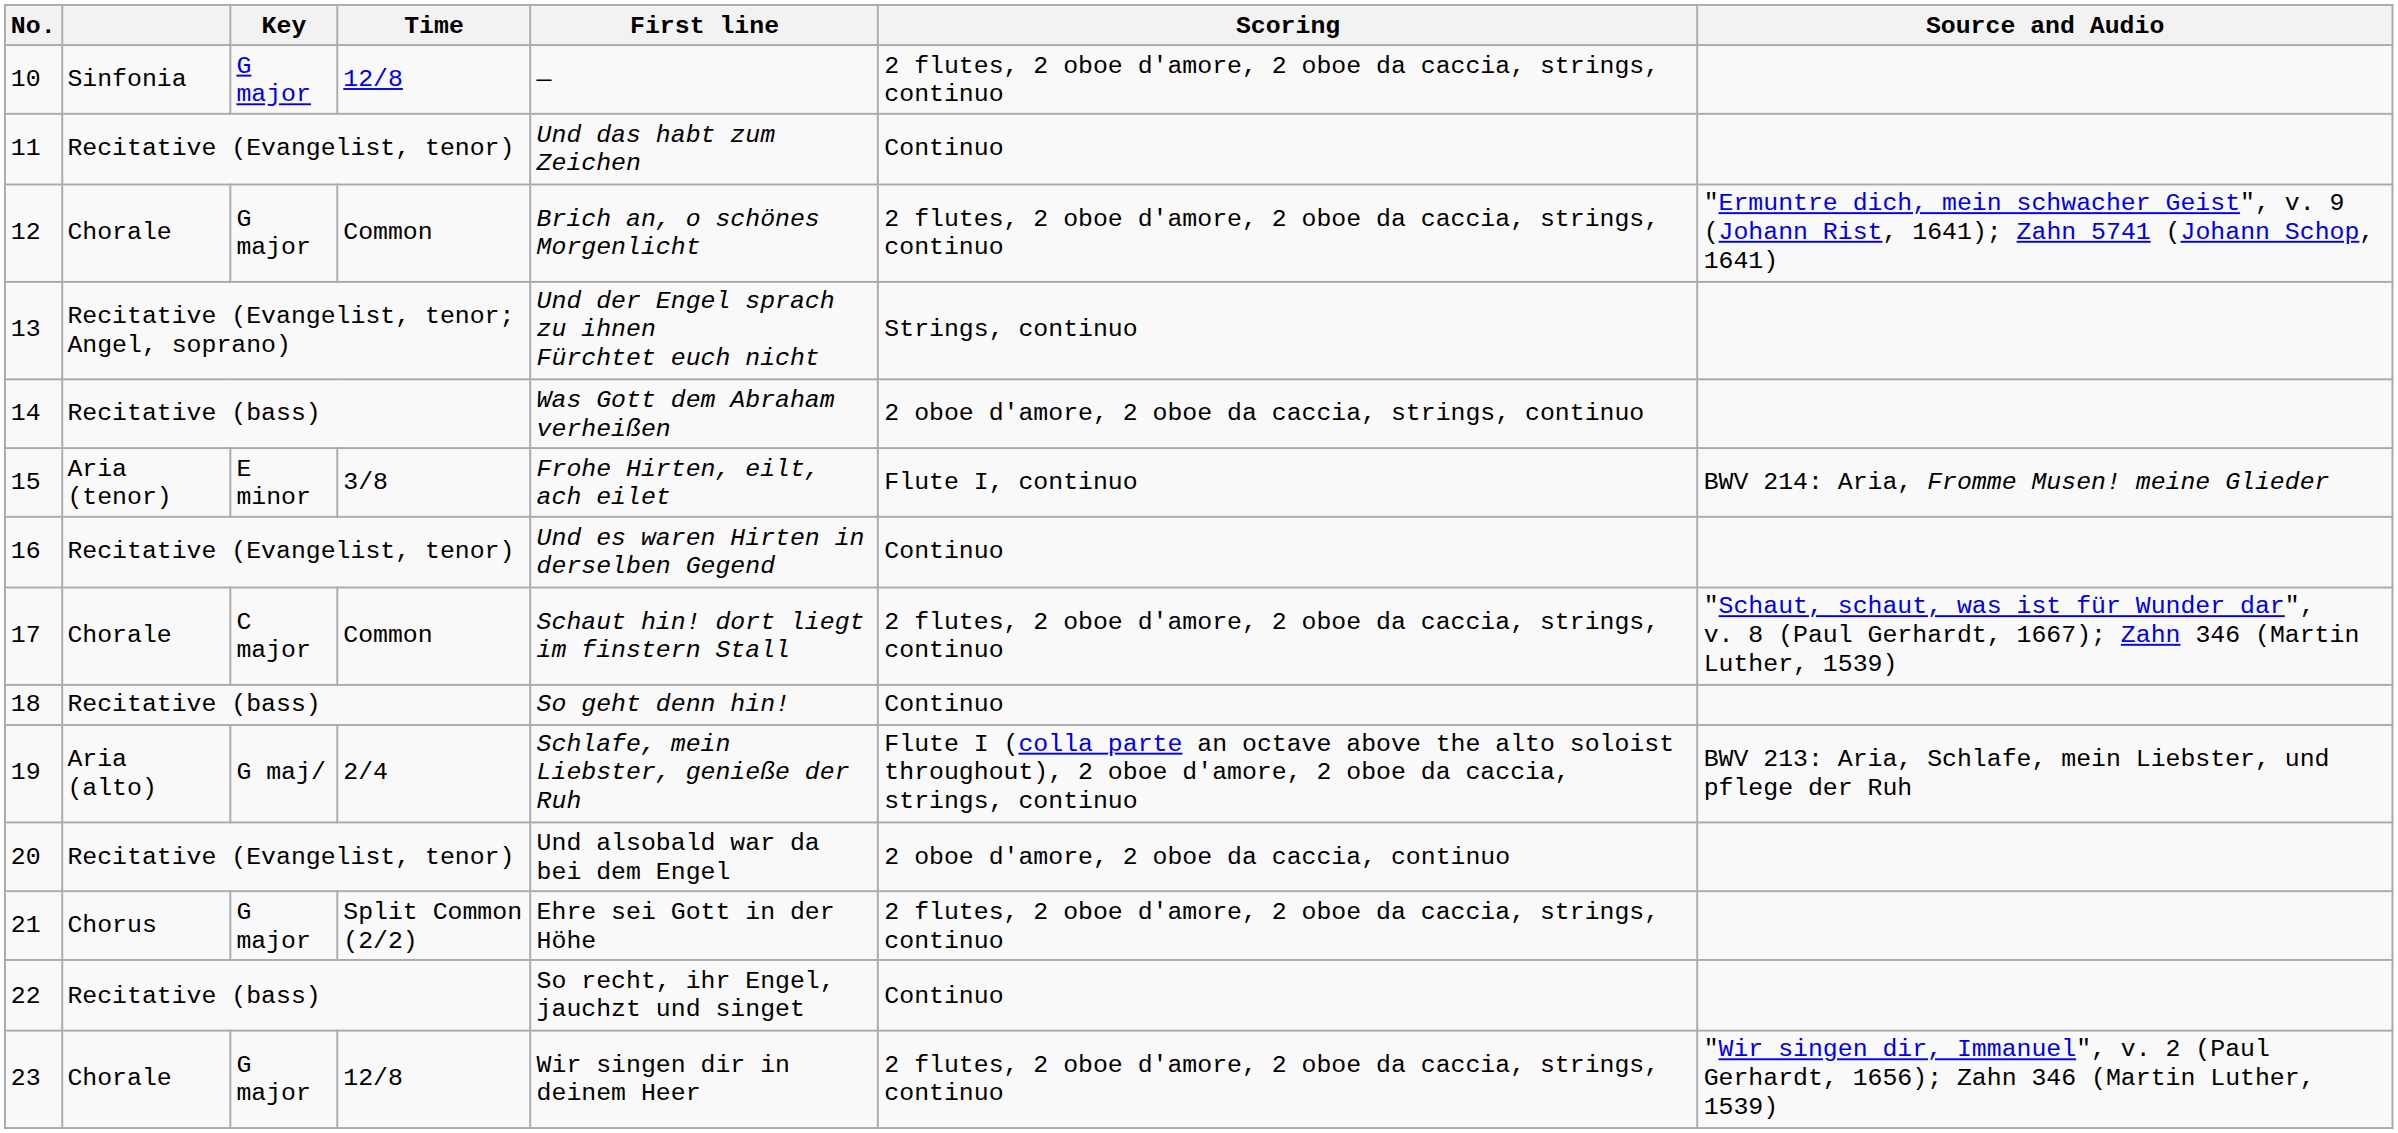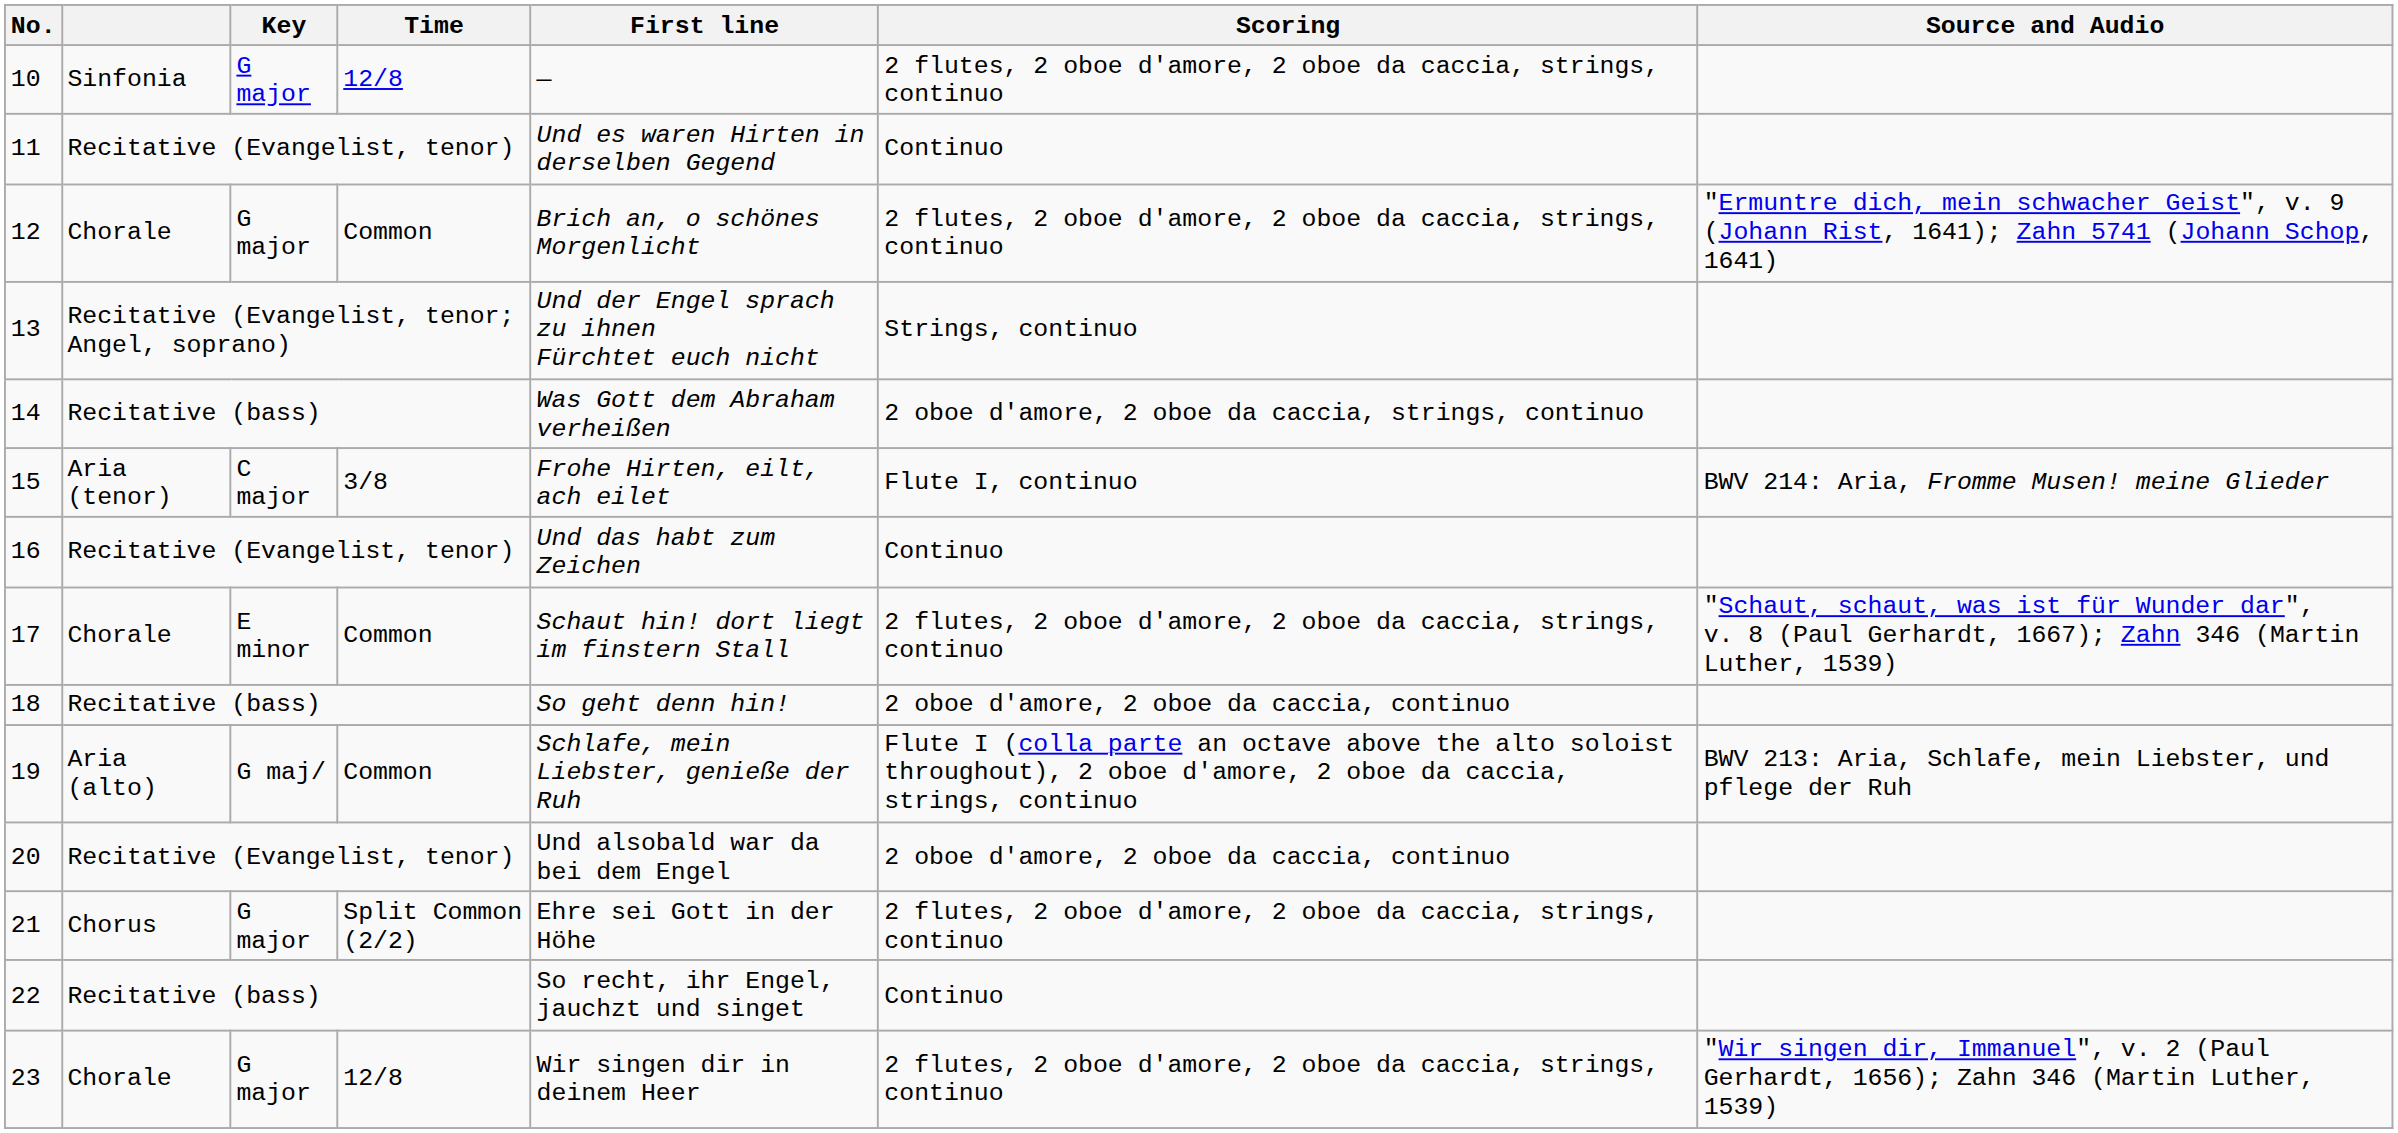(656, 149) Und das habt zum Zeichen -> (701, 149) Und es waren Hirten in derselben Gegend
(274, 483) E minor -> (274, 483) C major
(701, 552) Und es waren Hirten in derselben Gegend -> (656, 552) Und das habt zum Zeichen
(274, 635) C major -> (274, 635) E minor
(944, 705) Continuo -> (1197, 705) 2 oboe d'amore, 2 oboe da caccia, continuo
(366, 774) 2/4 -> (388, 774) Common
